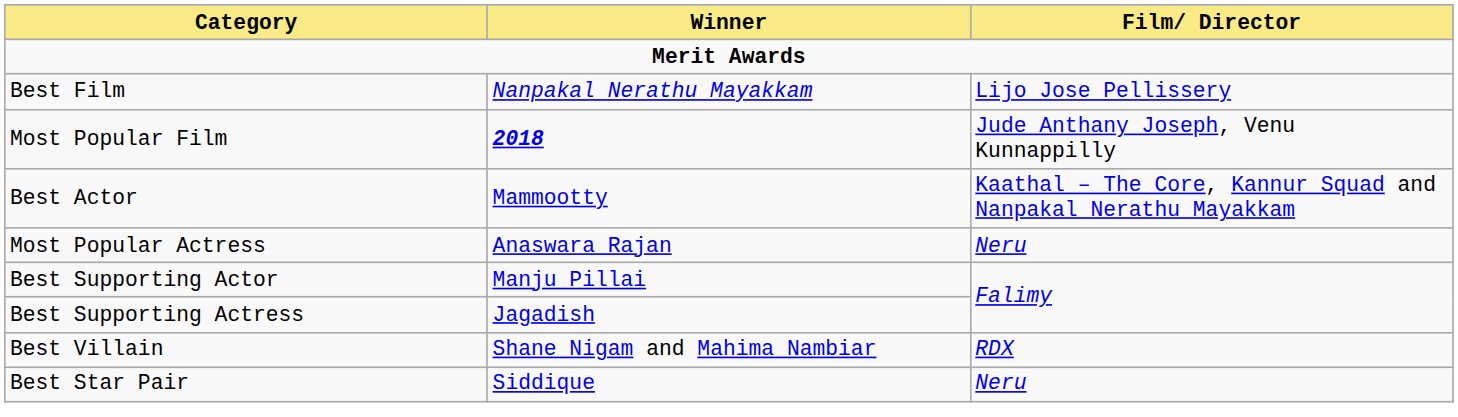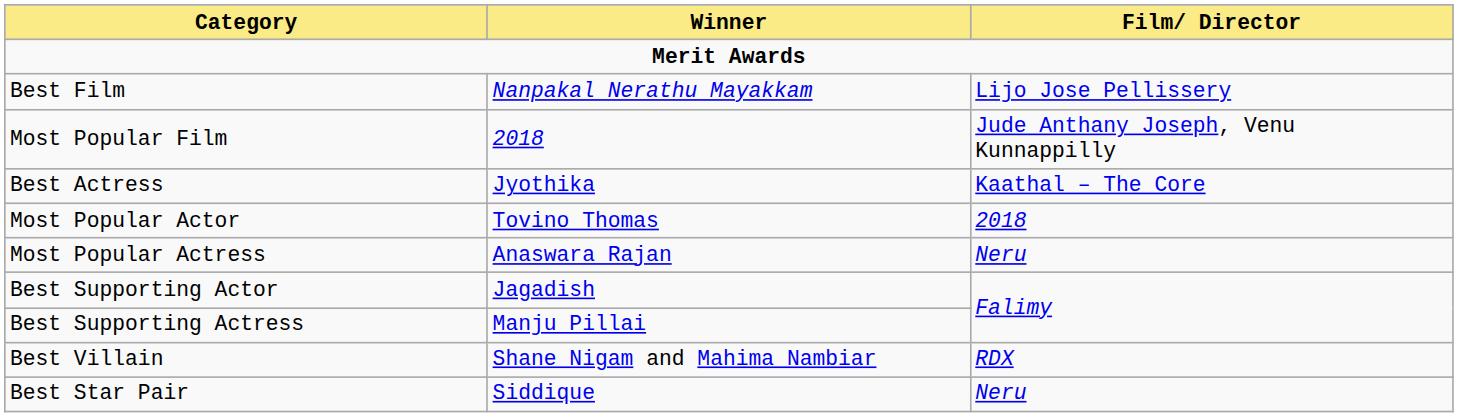(518, 139) bold -> (518, 139) normal
- row: (74, 198)
+ row: (87, 186)
+ row: (125, 221)
(569, 280) Manju Pillai -> (544, 290) Jagadish
(544, 315) Jagadish -> (569, 325) Manju Pillai
